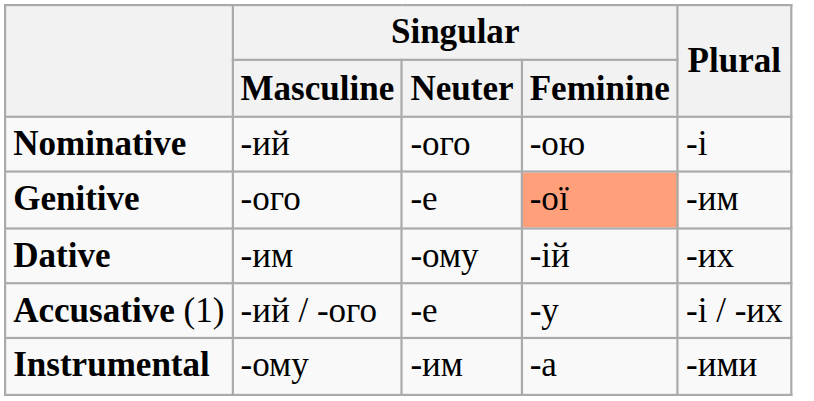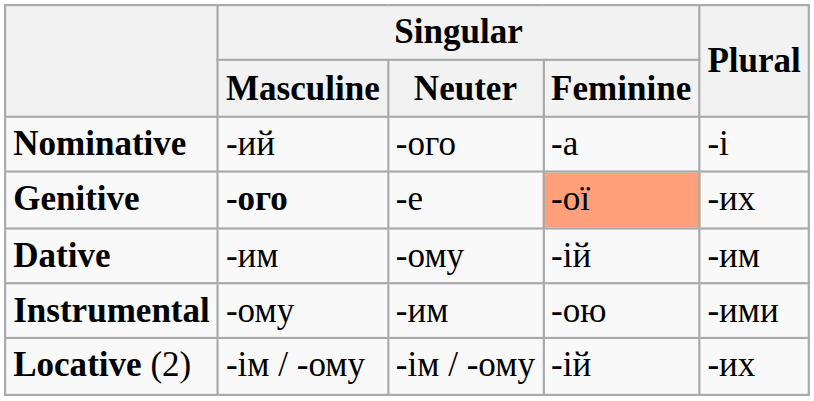(557, 143) -ою -> (565, 143) -а
(271, 198) normal -> (257, 198) bold
(712, 198) -им -> (731, 198) -их
(710, 254) -их -> (734, 254) -им
- row: (119, 310)
(543, 365) -а -> (579, 310) -ою
+ row: (102, 365)
